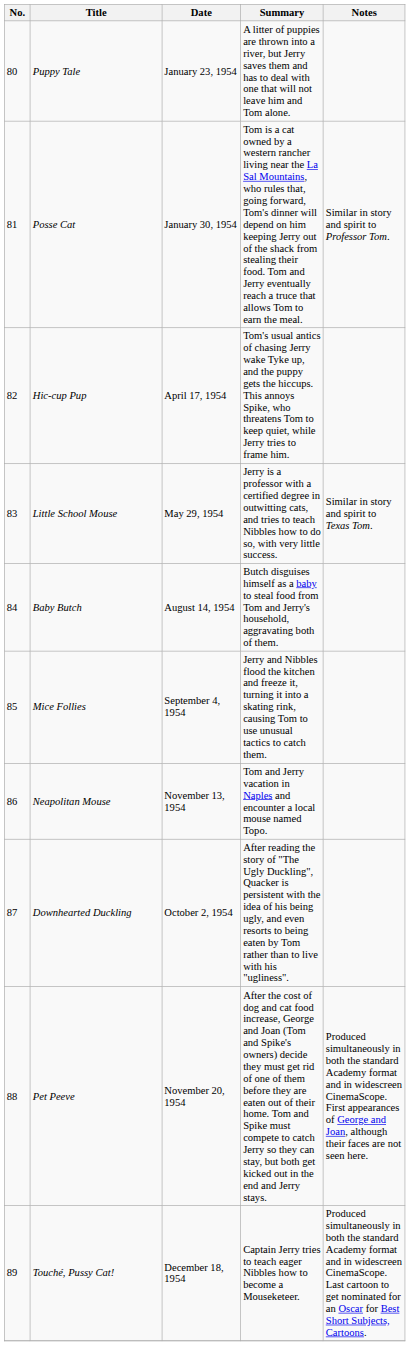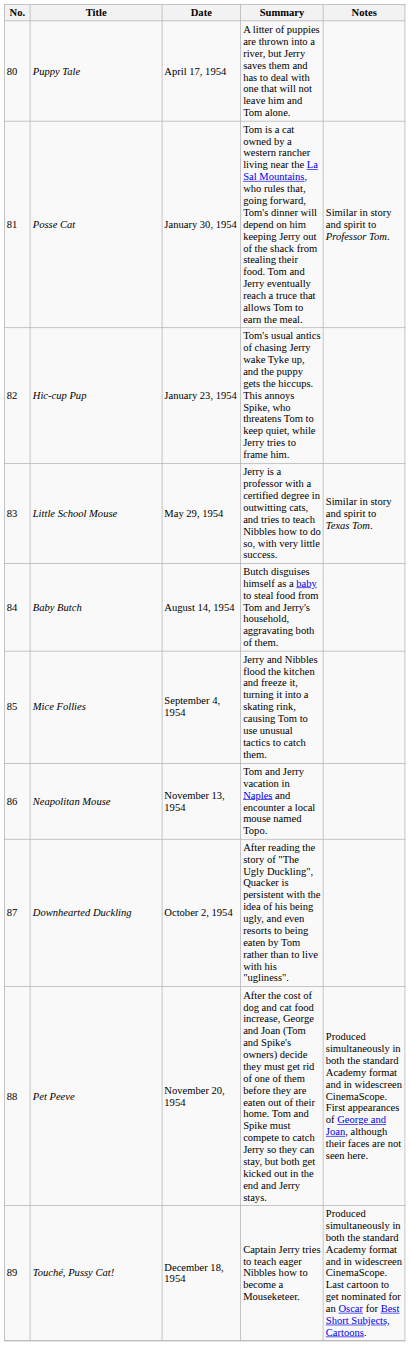(201, 71) January 23, 1954 -> (195, 71) April 17, 1954
(195, 395) April 17, 1954 -> (201, 395) January 23, 1954
